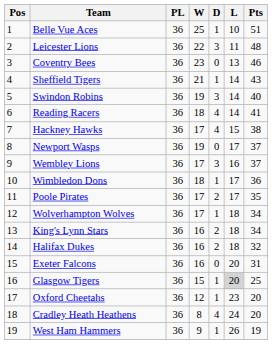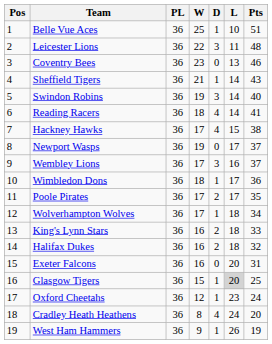(256, 230) 34 -> (256, 230) 33
(256, 297) 20 -> (256, 297) 24
